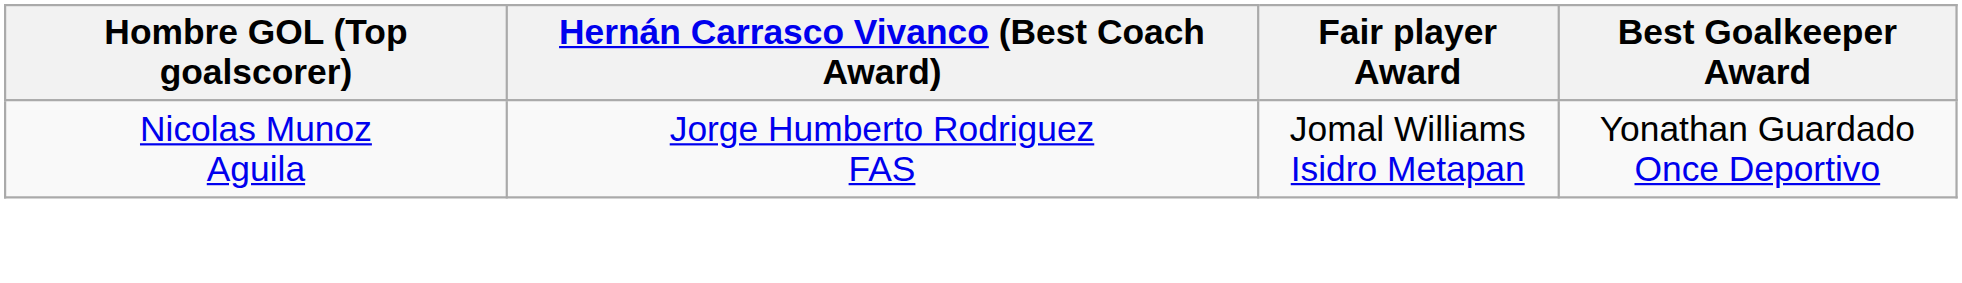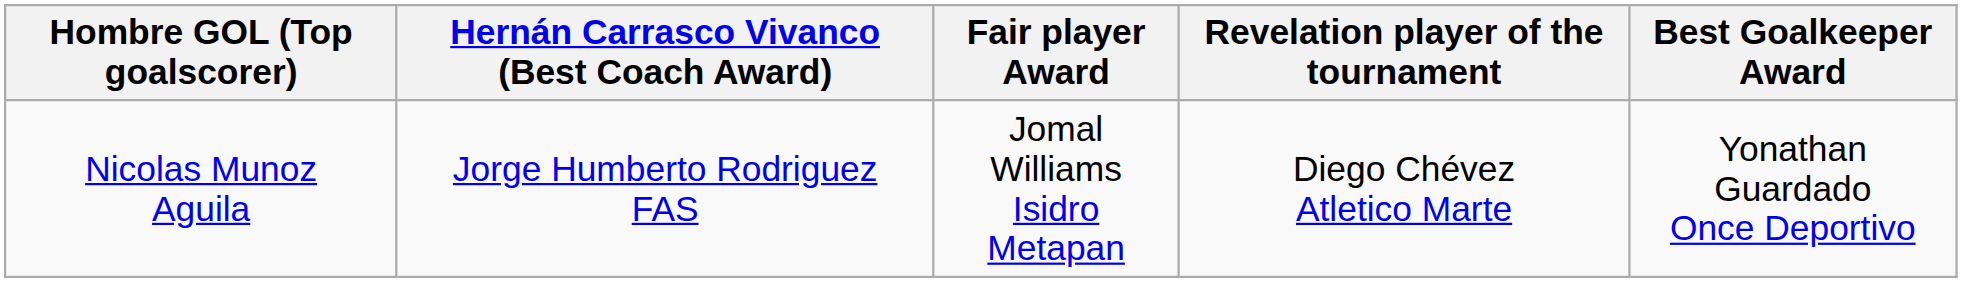+ column: (1404, 52)
